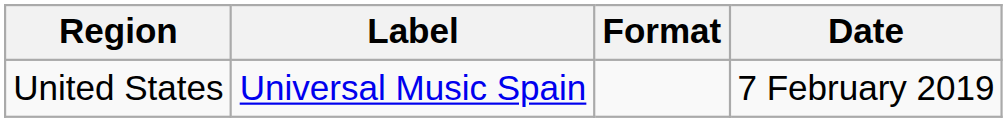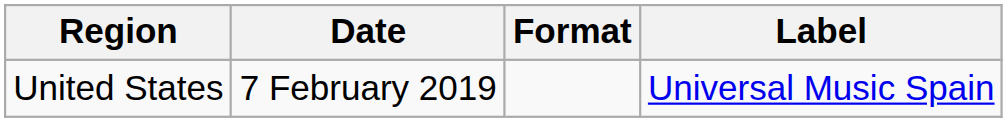columns swapped: (866, 32) <-> (413, 32)
